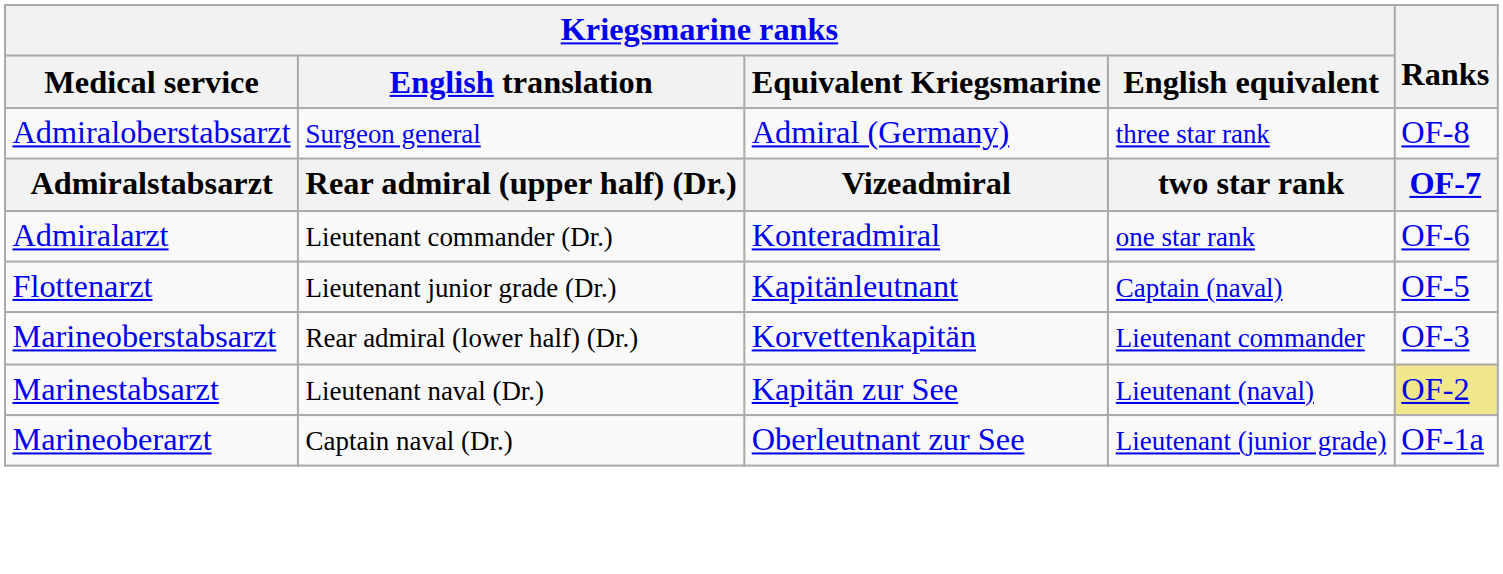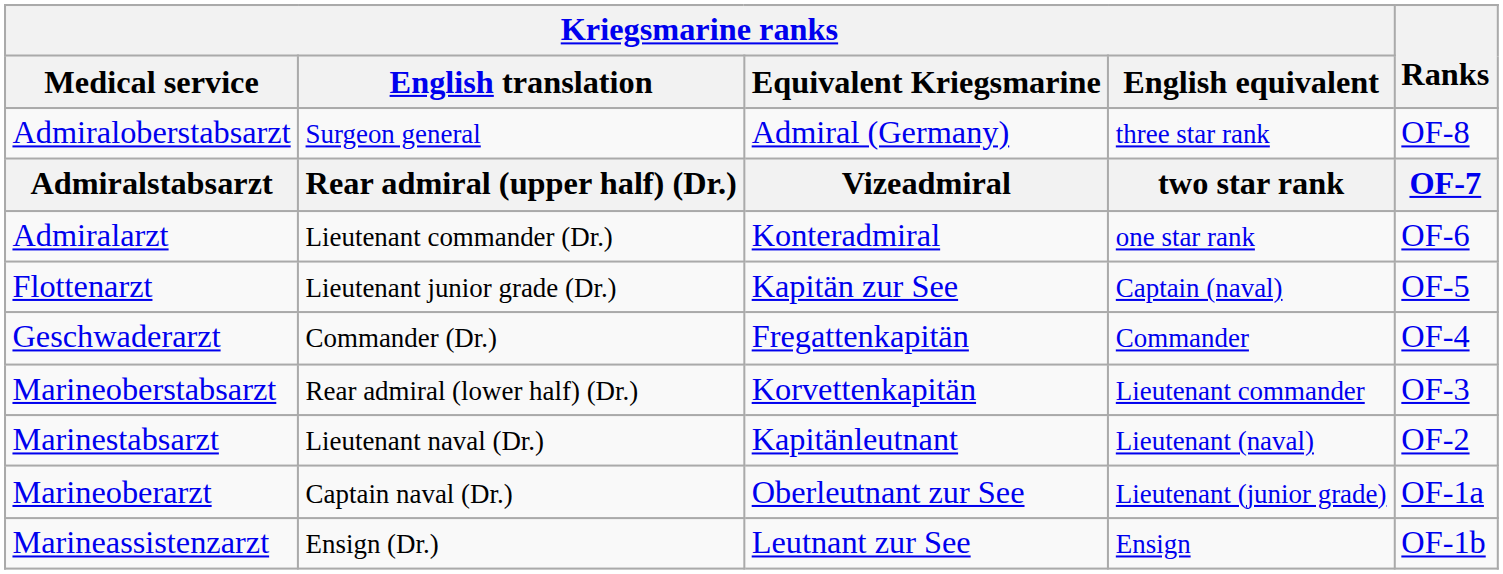(855, 286) Kapitänleutnant -> (855, 286) Kapitän zur See
+ row: (117, 337)
(855, 388) Kapitän zur See -> (855, 440) Kapitänleutnant
(1435, 388) khaki background -> (1435, 440) no background
+ row: (141, 542)
